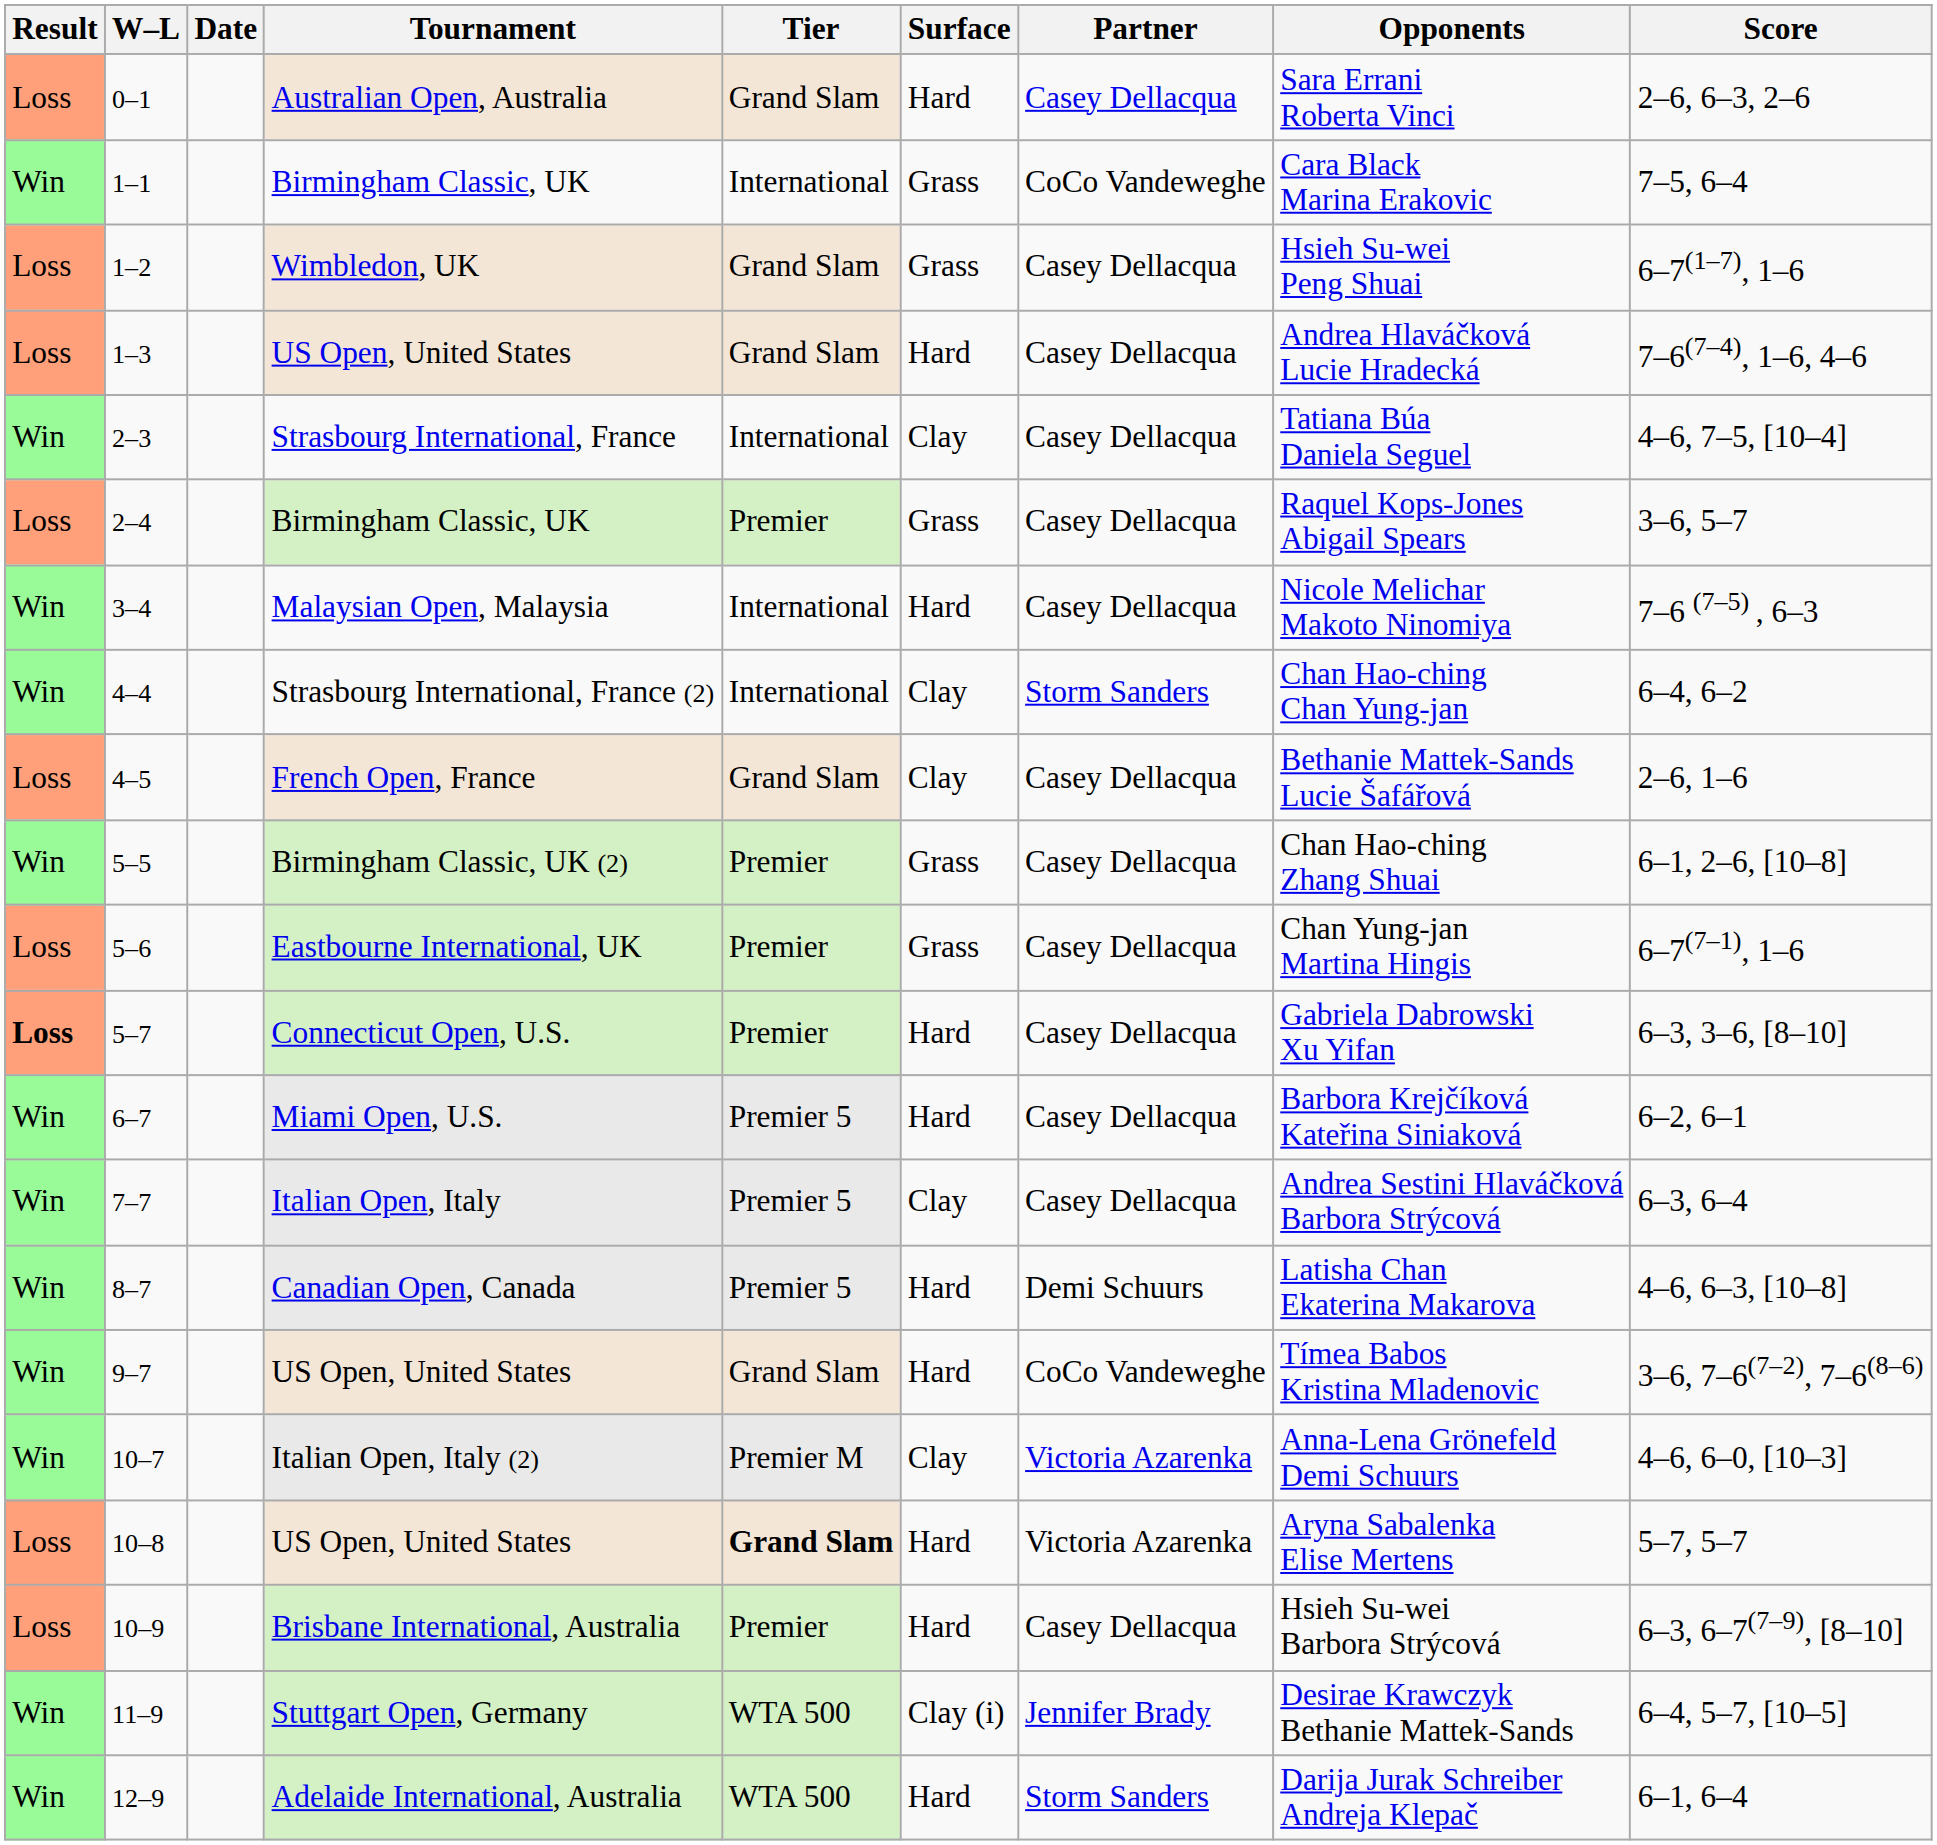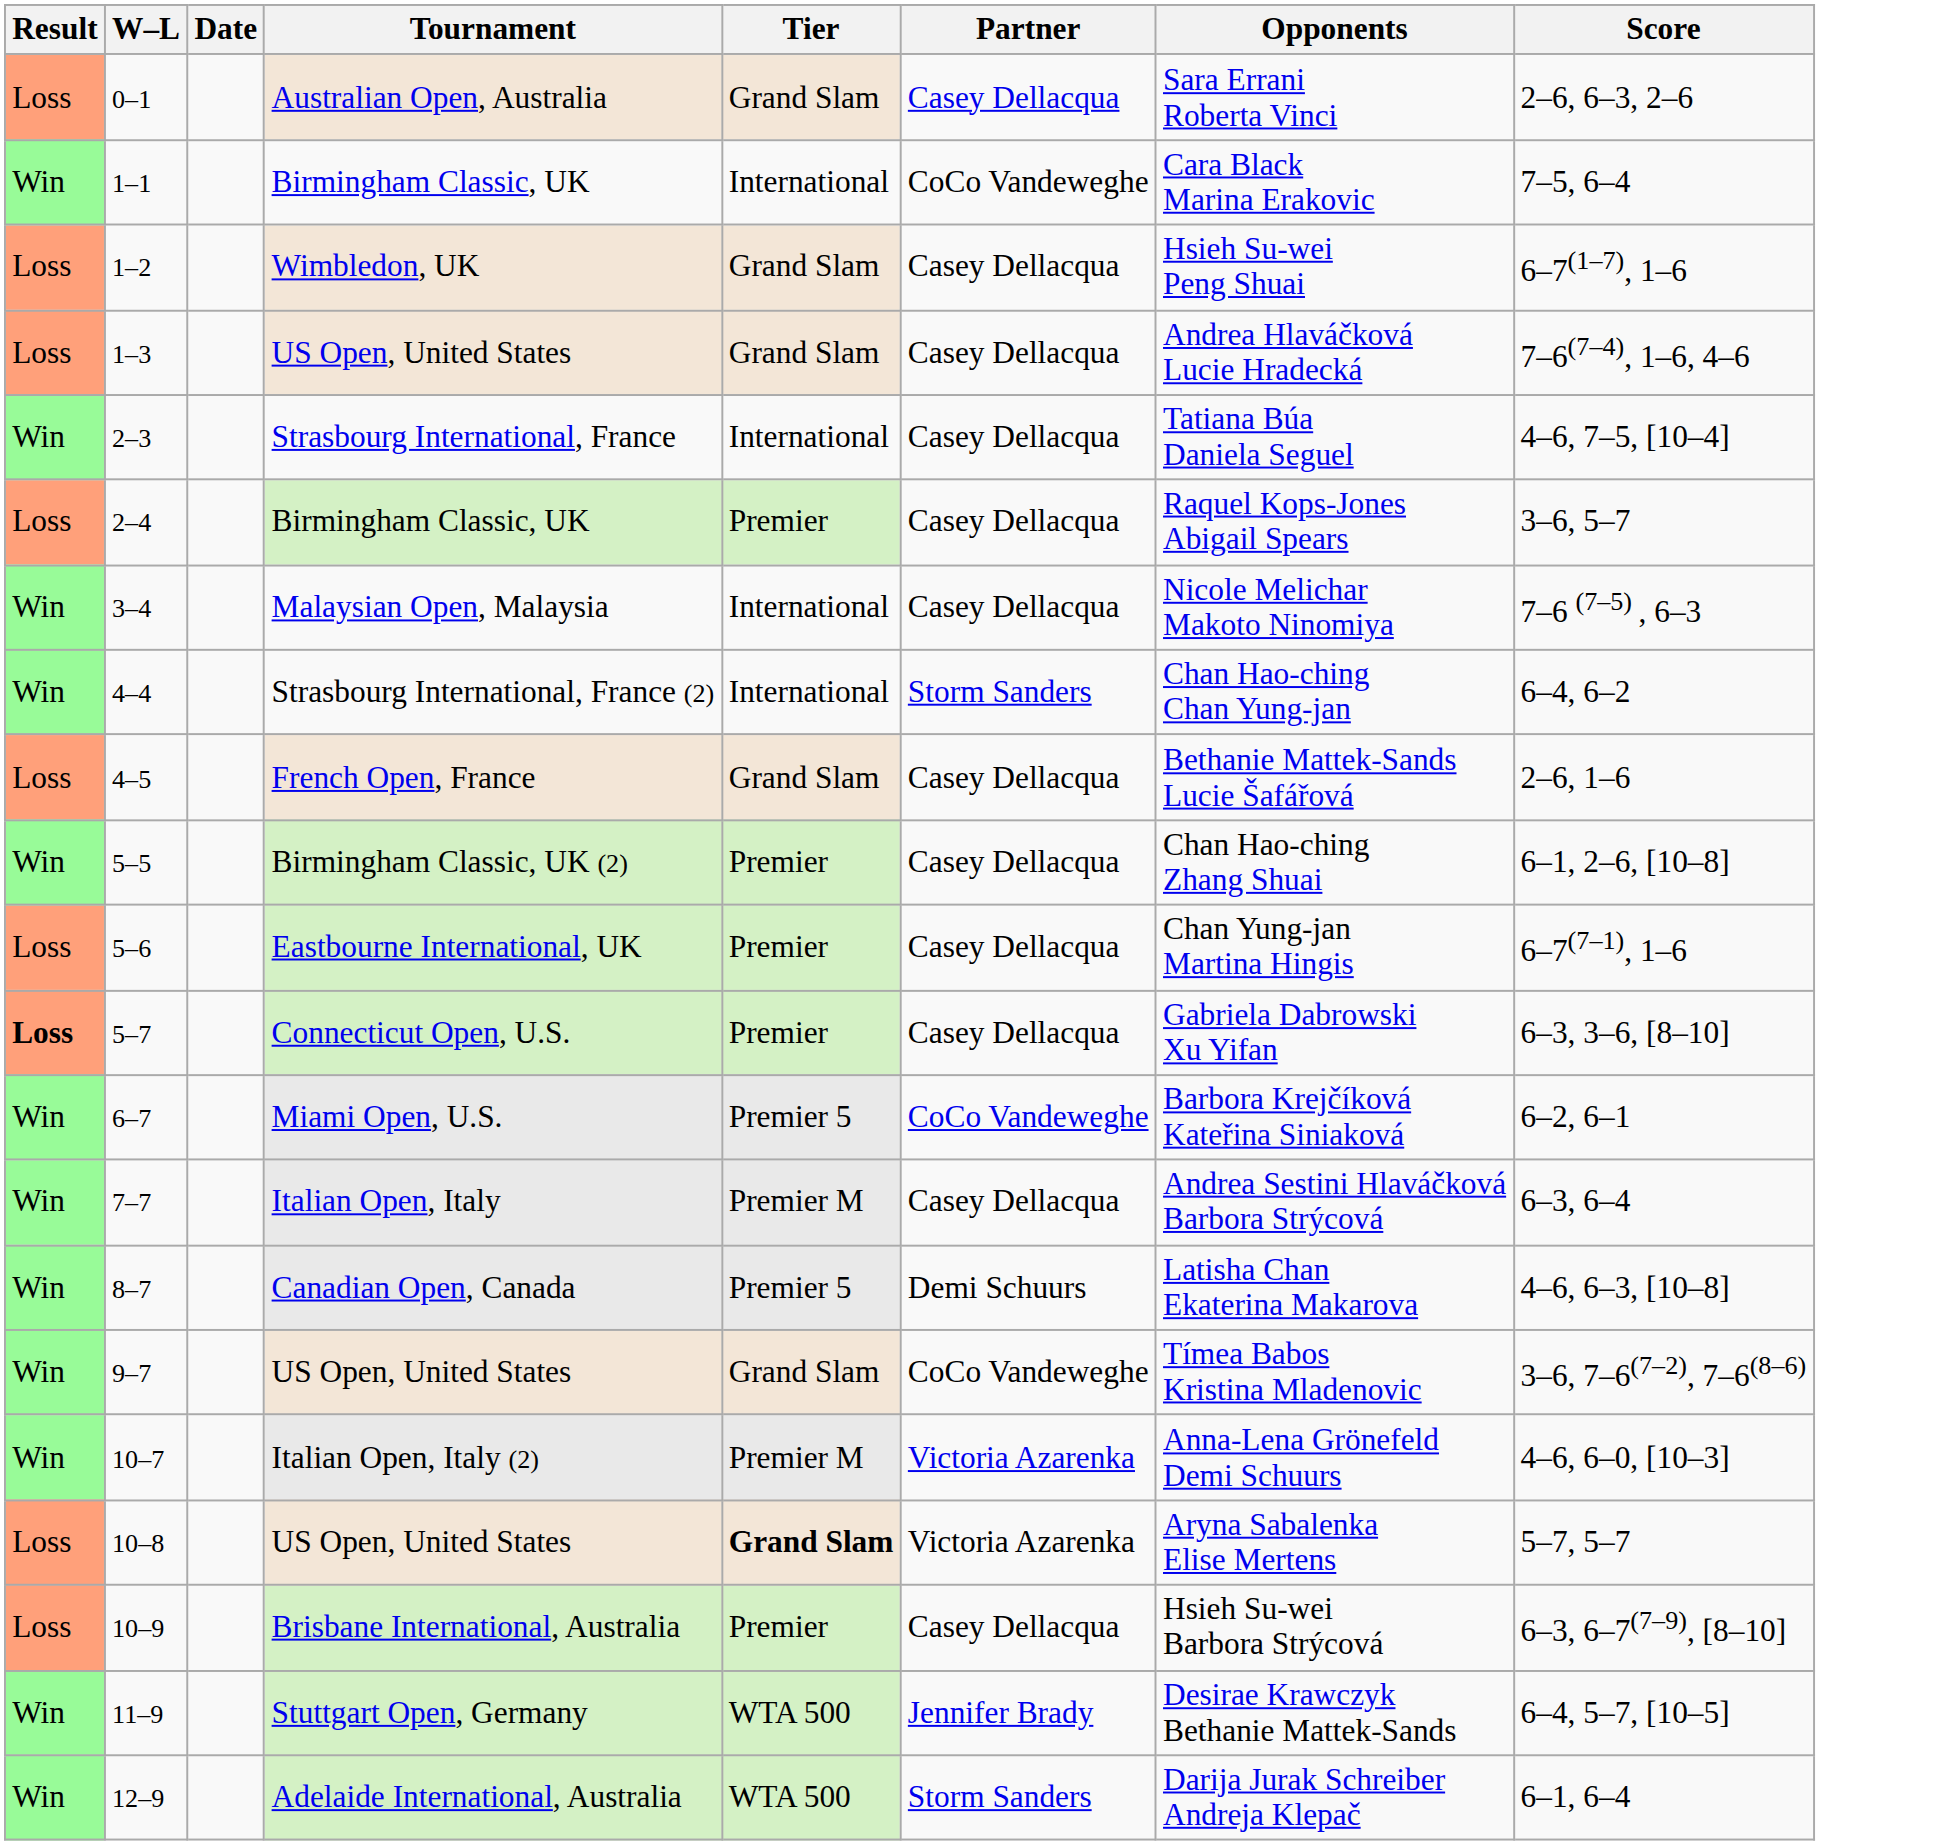- column: (959, 29)
(1131, 1116) Casey Dellacqua -> (1028, 1116) CoCo Vandeweghe
(790, 1201) Premier 5 -> (796, 1201) Premier M
